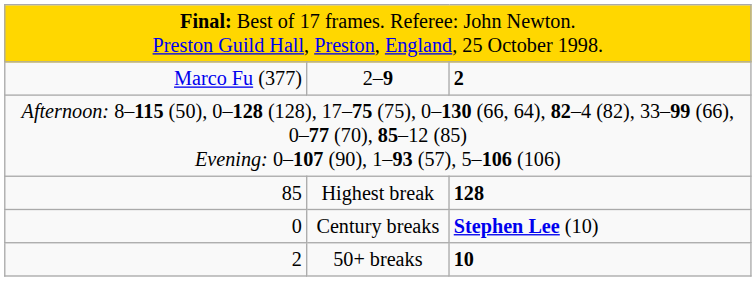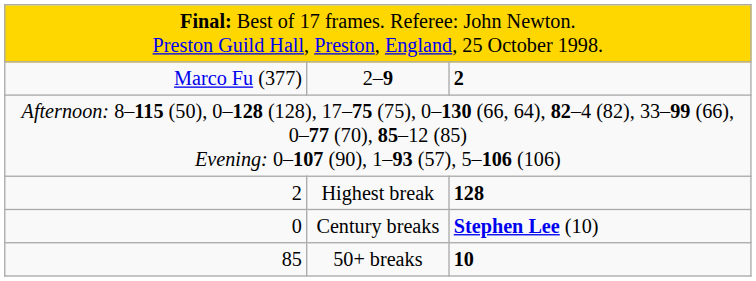(292, 193) 85 -> (297, 193) 2
(297, 259) 2 -> (292, 259) 85
